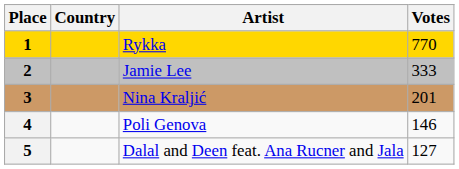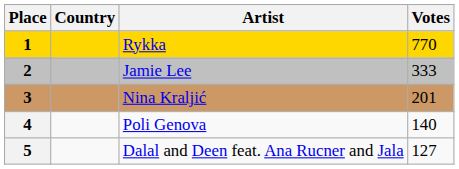(424, 124) 146 -> (424, 124) 140
